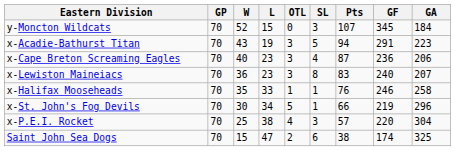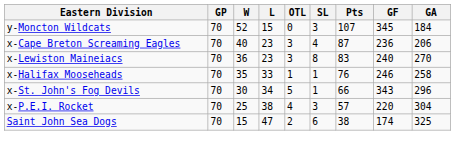- row: (73, 44)
(423, 75) 207 -> (423, 59) 270
(385, 106) 219 -> (385, 91) 343
